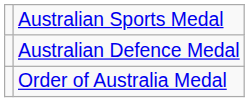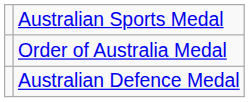rows swapped: (129, 50) <-> (122, 81)
